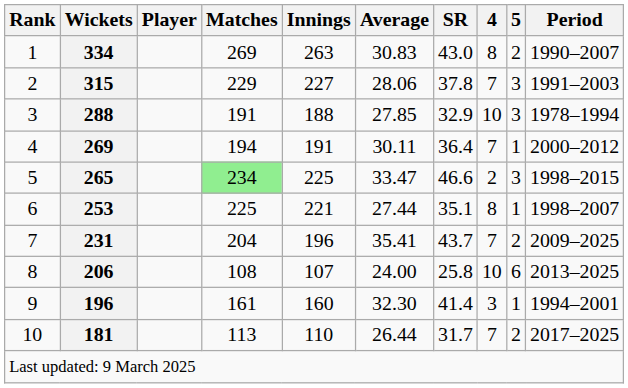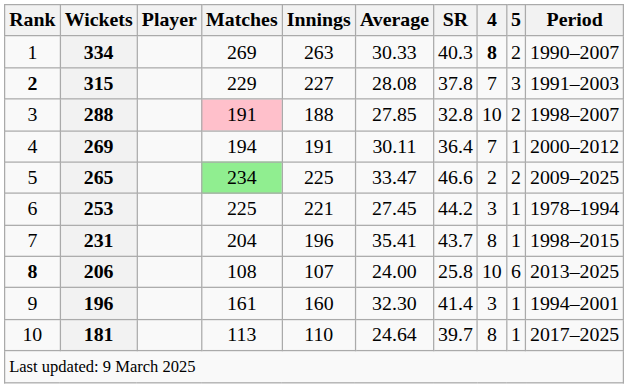(394, 51) 30.83 -> (394, 51) 30.33
(455, 51) 43.0 -> (455, 51) 40.3
(492, 51) normal -> (492, 51) bold
(32, 83) normal -> (32, 83) bold
(394, 83) 28.06 -> (394, 83) 28.08
(242, 114) no background -> (242, 114) pink background
(455, 114) 32.9 -> (455, 114) 32.8
(516, 114) 3 -> (516, 114) 2
(575, 114) 1978–1994 -> (575, 114) 1998–2007
(516, 177) 3 -> (516, 177) 2
(575, 177) 1998–2015 -> (575, 177) 2009–2025
(394, 209) 27.44 -> (394, 209) 27.45
(455, 209) 35.1 -> (455, 209) 44.2
(492, 209) 8 -> (492, 209) 3
(575, 209) 1998–2007 -> (575, 209) 1978–1994
(492, 240) 7 -> (492, 240) 8
(516, 240) 2 -> (516, 240) 1
(575, 240) 2009–2025 -> (575, 240) 1998–2015
(32, 271) normal -> (32, 271) bold
(394, 334) 26.44 -> (394, 334) 24.64
(455, 334) 31.7 -> (455, 334) 39.7
(492, 334) 7 -> (492, 334) 8
(516, 334) 2 -> (516, 334) 1
